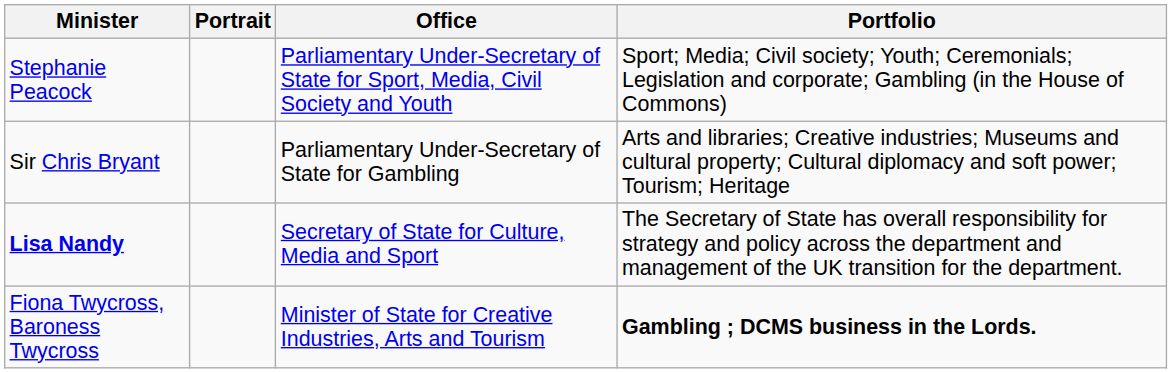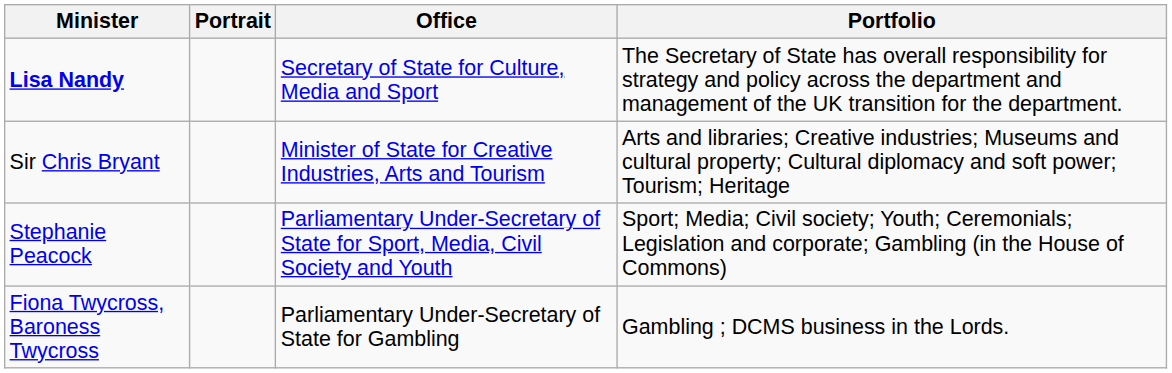rows swapped: (67, 244) <-> (58, 79)
(440, 161) Parliamentary Under-Secretary of State for Gambling -> (417, 161) Minister of State for Creative Industries, Arts and Tourism
(417, 326) Minister of State for Creative Industries, Arts and Tourism -> (440, 326) Parliamentary Under-Secretary of State for Gambling
(829, 326) bold -> (816, 326) normal
